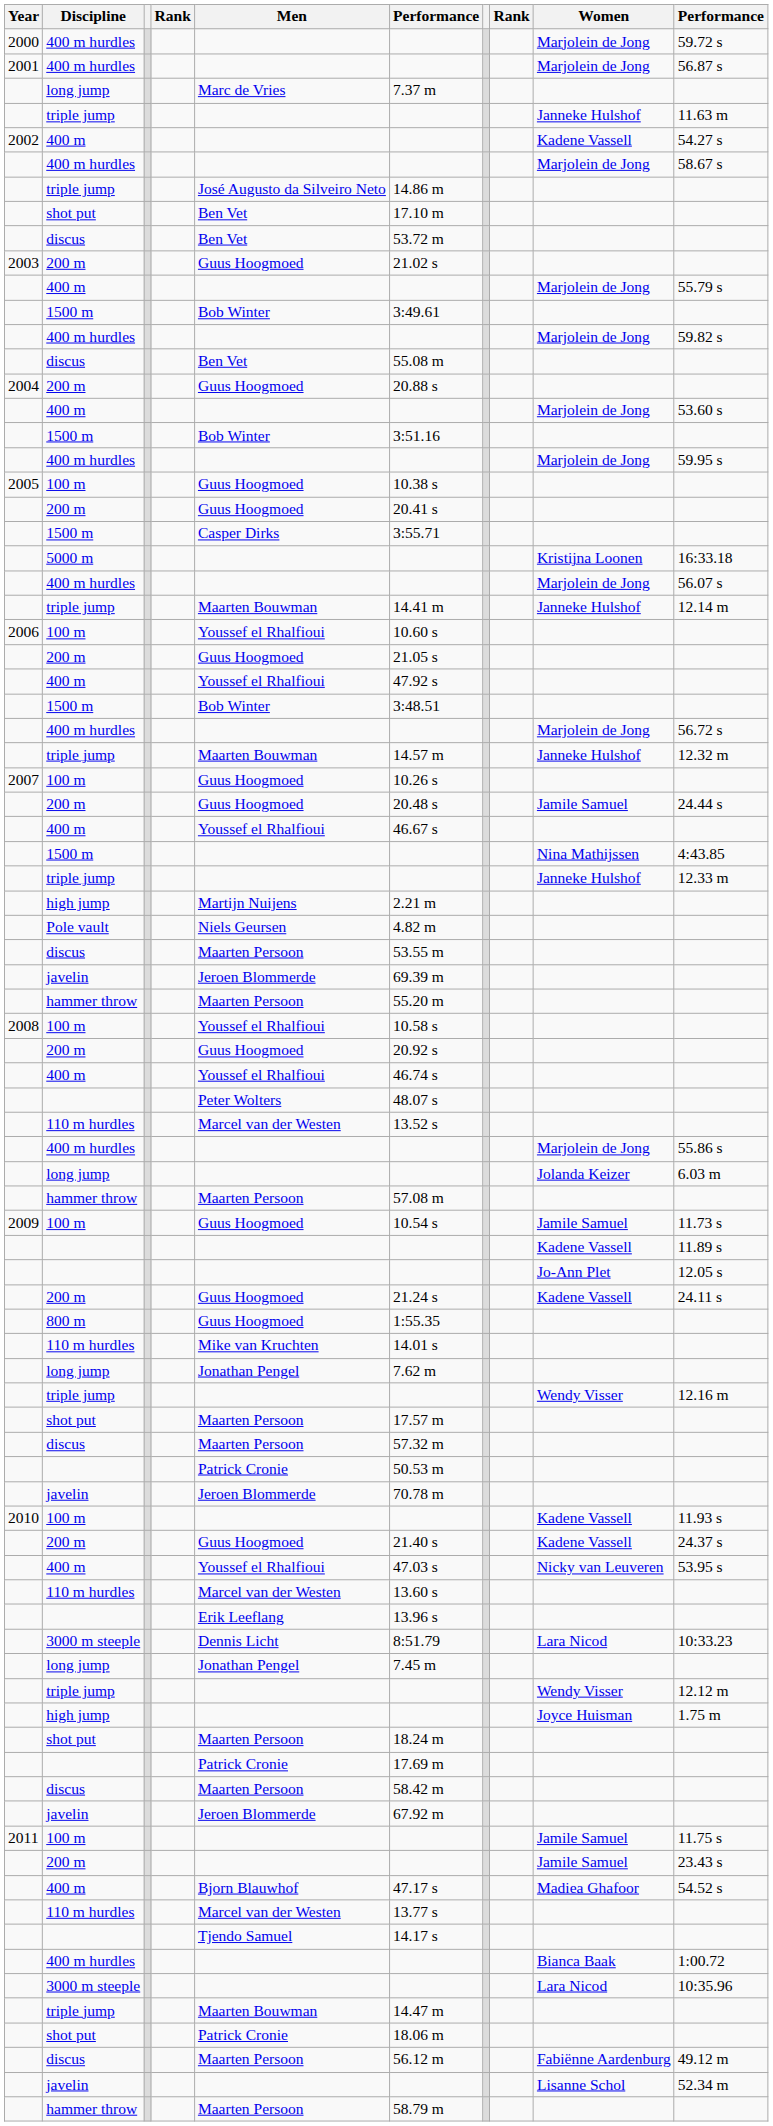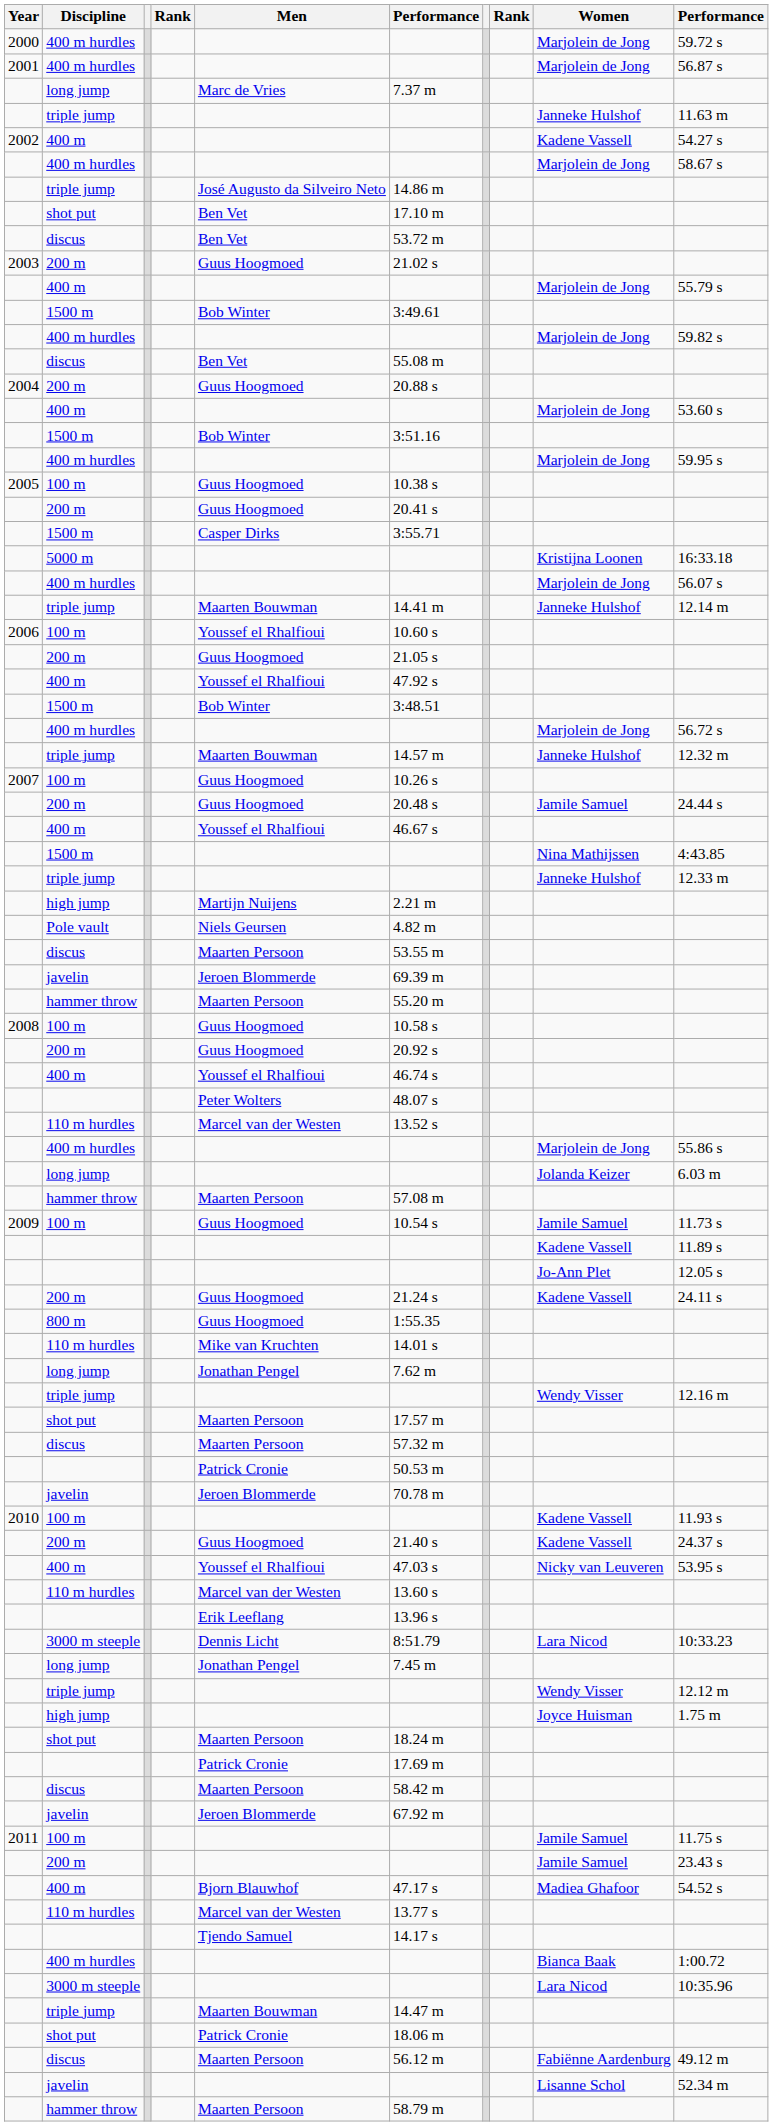(261, 1025) Youssef el Rhalfioui -> (251, 1025) Guus Hoogmoed
